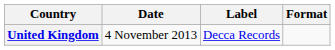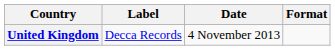columns swapped: (151, 14) <-> (242, 14)
